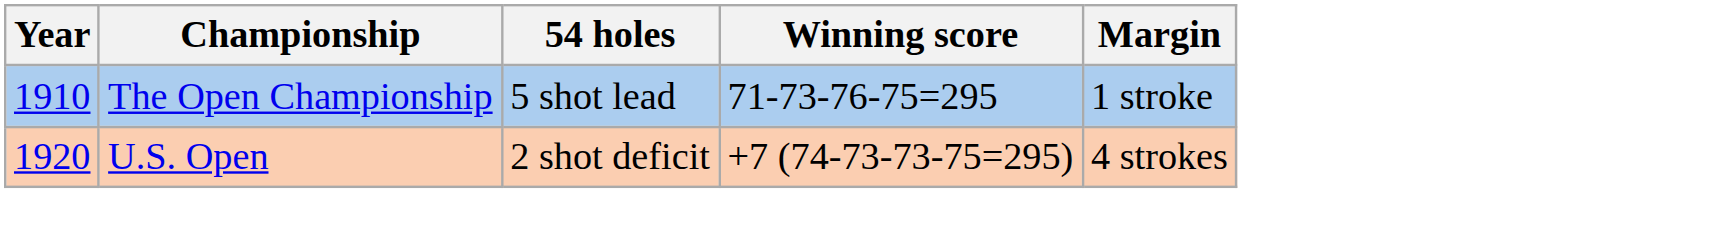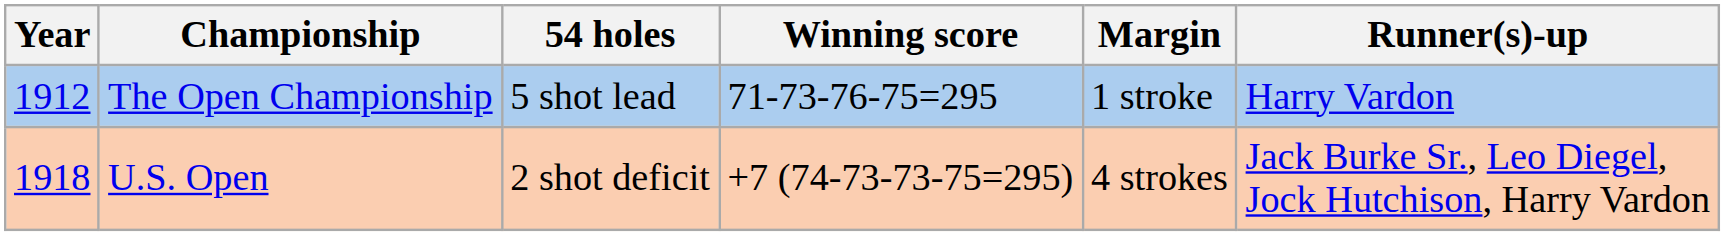+ column: (1478, 34)
(52, 95) 1910 -> (52, 95) 1912
(52, 156) 1920 -> (52, 177) 1918
